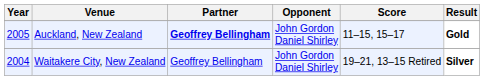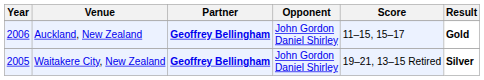(18, 35) 2005 -> (18, 35) 2006
(18, 62) 2004 -> (18, 62) 2005
(216, 62) normal -> (220, 62) bold
